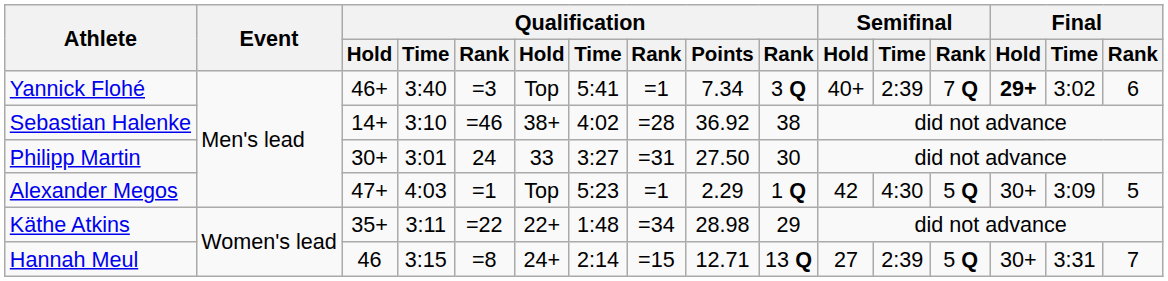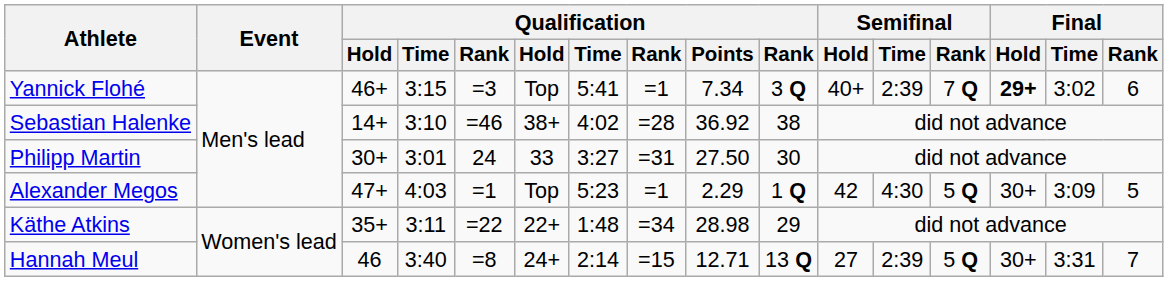(426, 89) 3:40 -> (426, 89) 3:15
(426, 259) 3:15 -> (426, 259) 3:40
